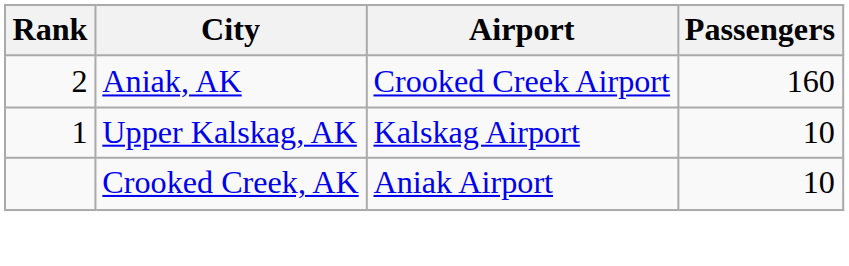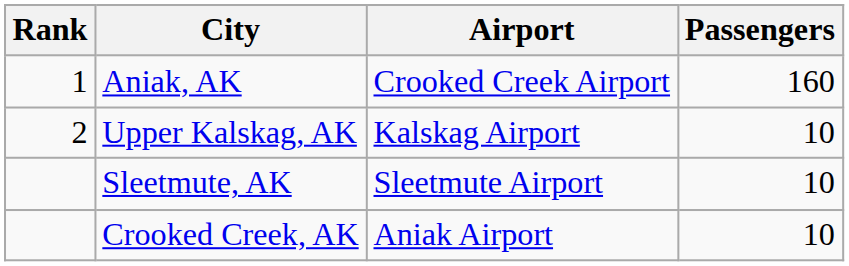(79, 81) 2 -> (79, 81) 1
(79, 132) 1 -> (79, 132) 2
+ row: (197, 183)
